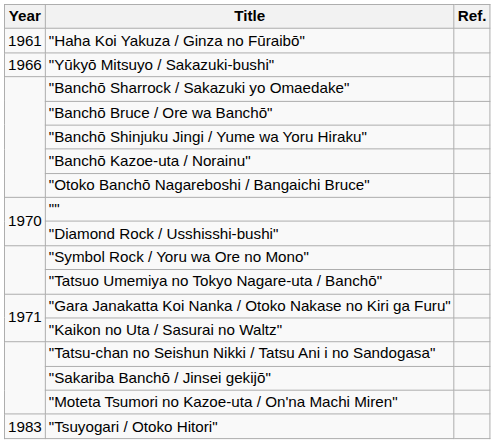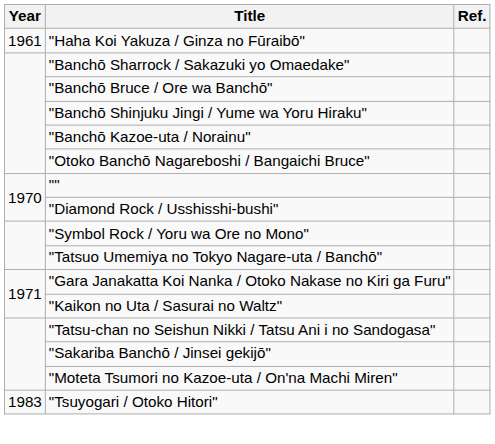- row: (161, 64)
